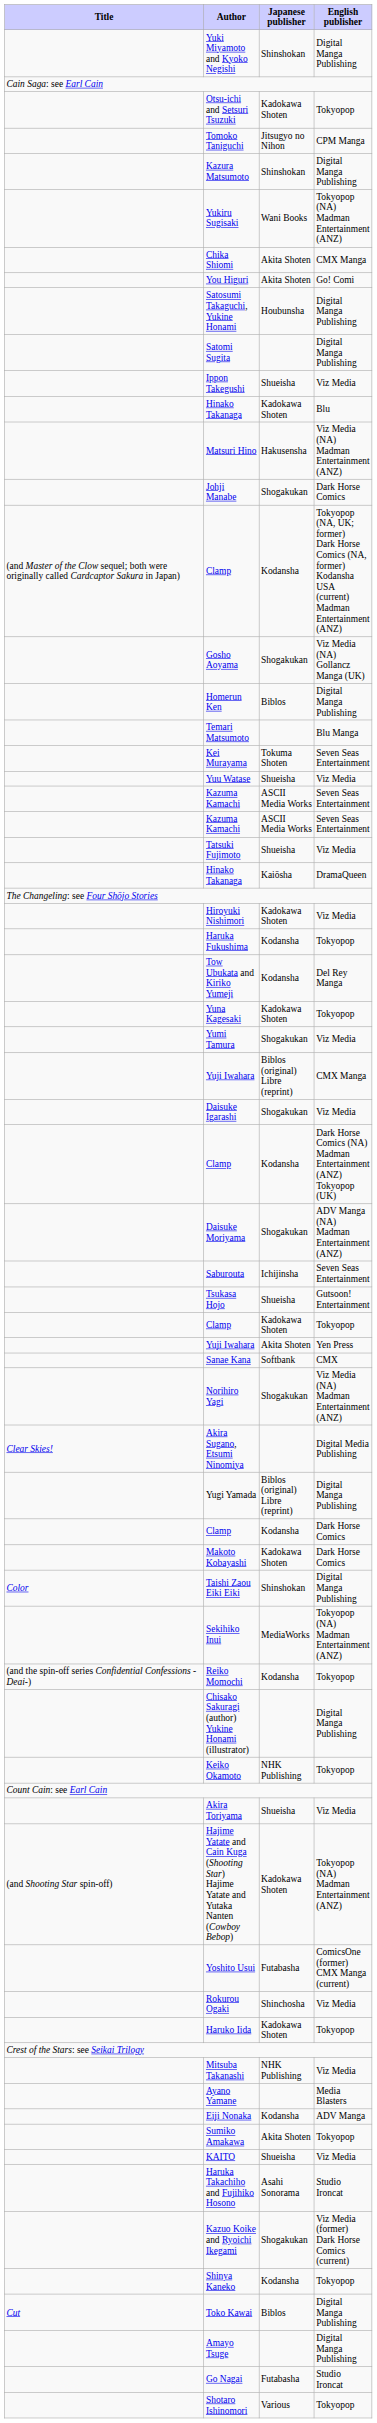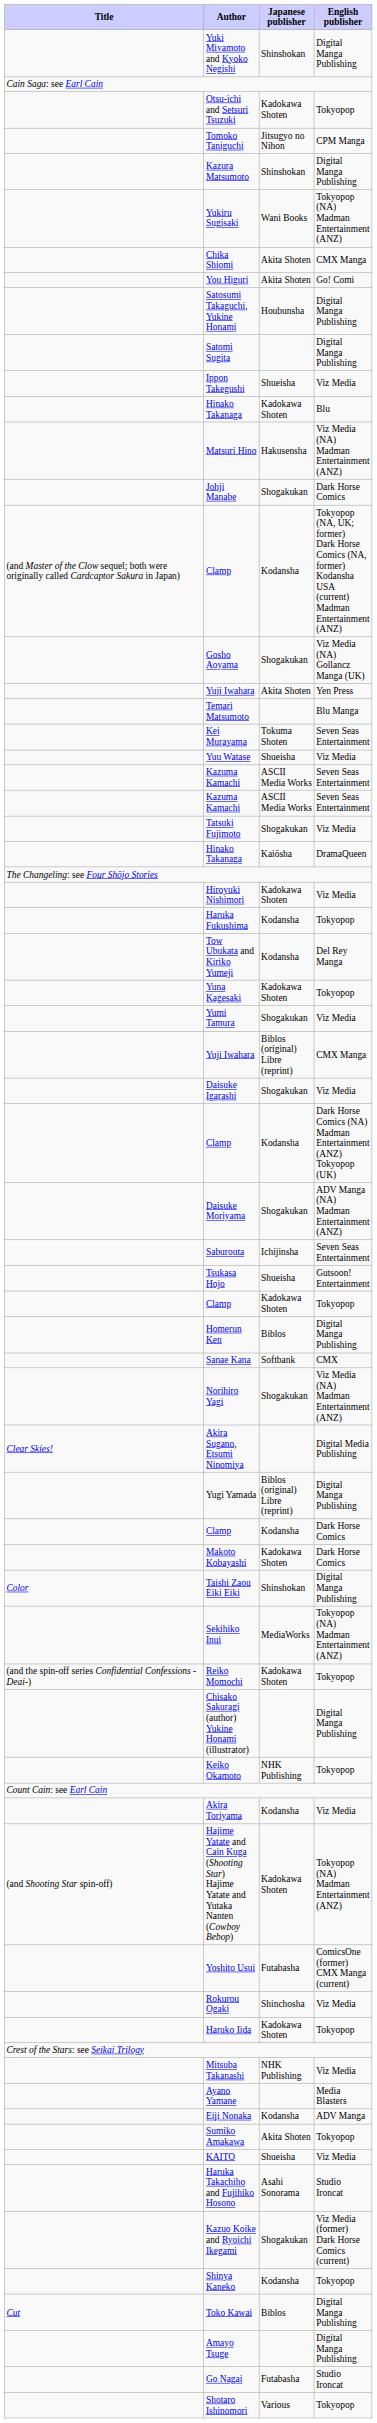rows swapped: (230, 1345) <-> (224, 701)
(278, 850) Shueisha -> (284, 828) Shogakukan
(280, 1676) Kodansha -> (281, 1676) Kadokawa Shoten
(278, 1810) Shueisha -> (280, 1810) Kodansha
